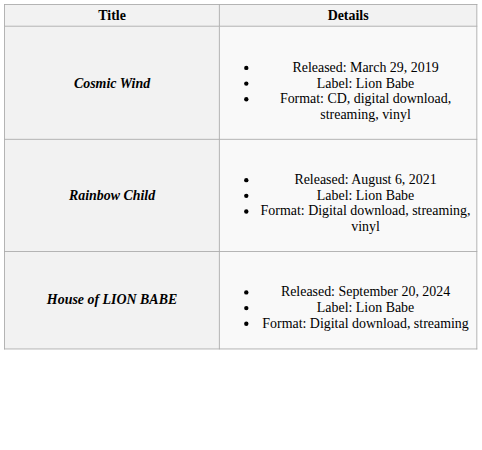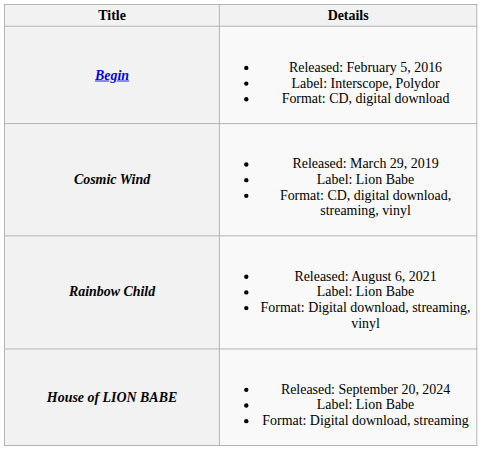+ row: (112, 75)
